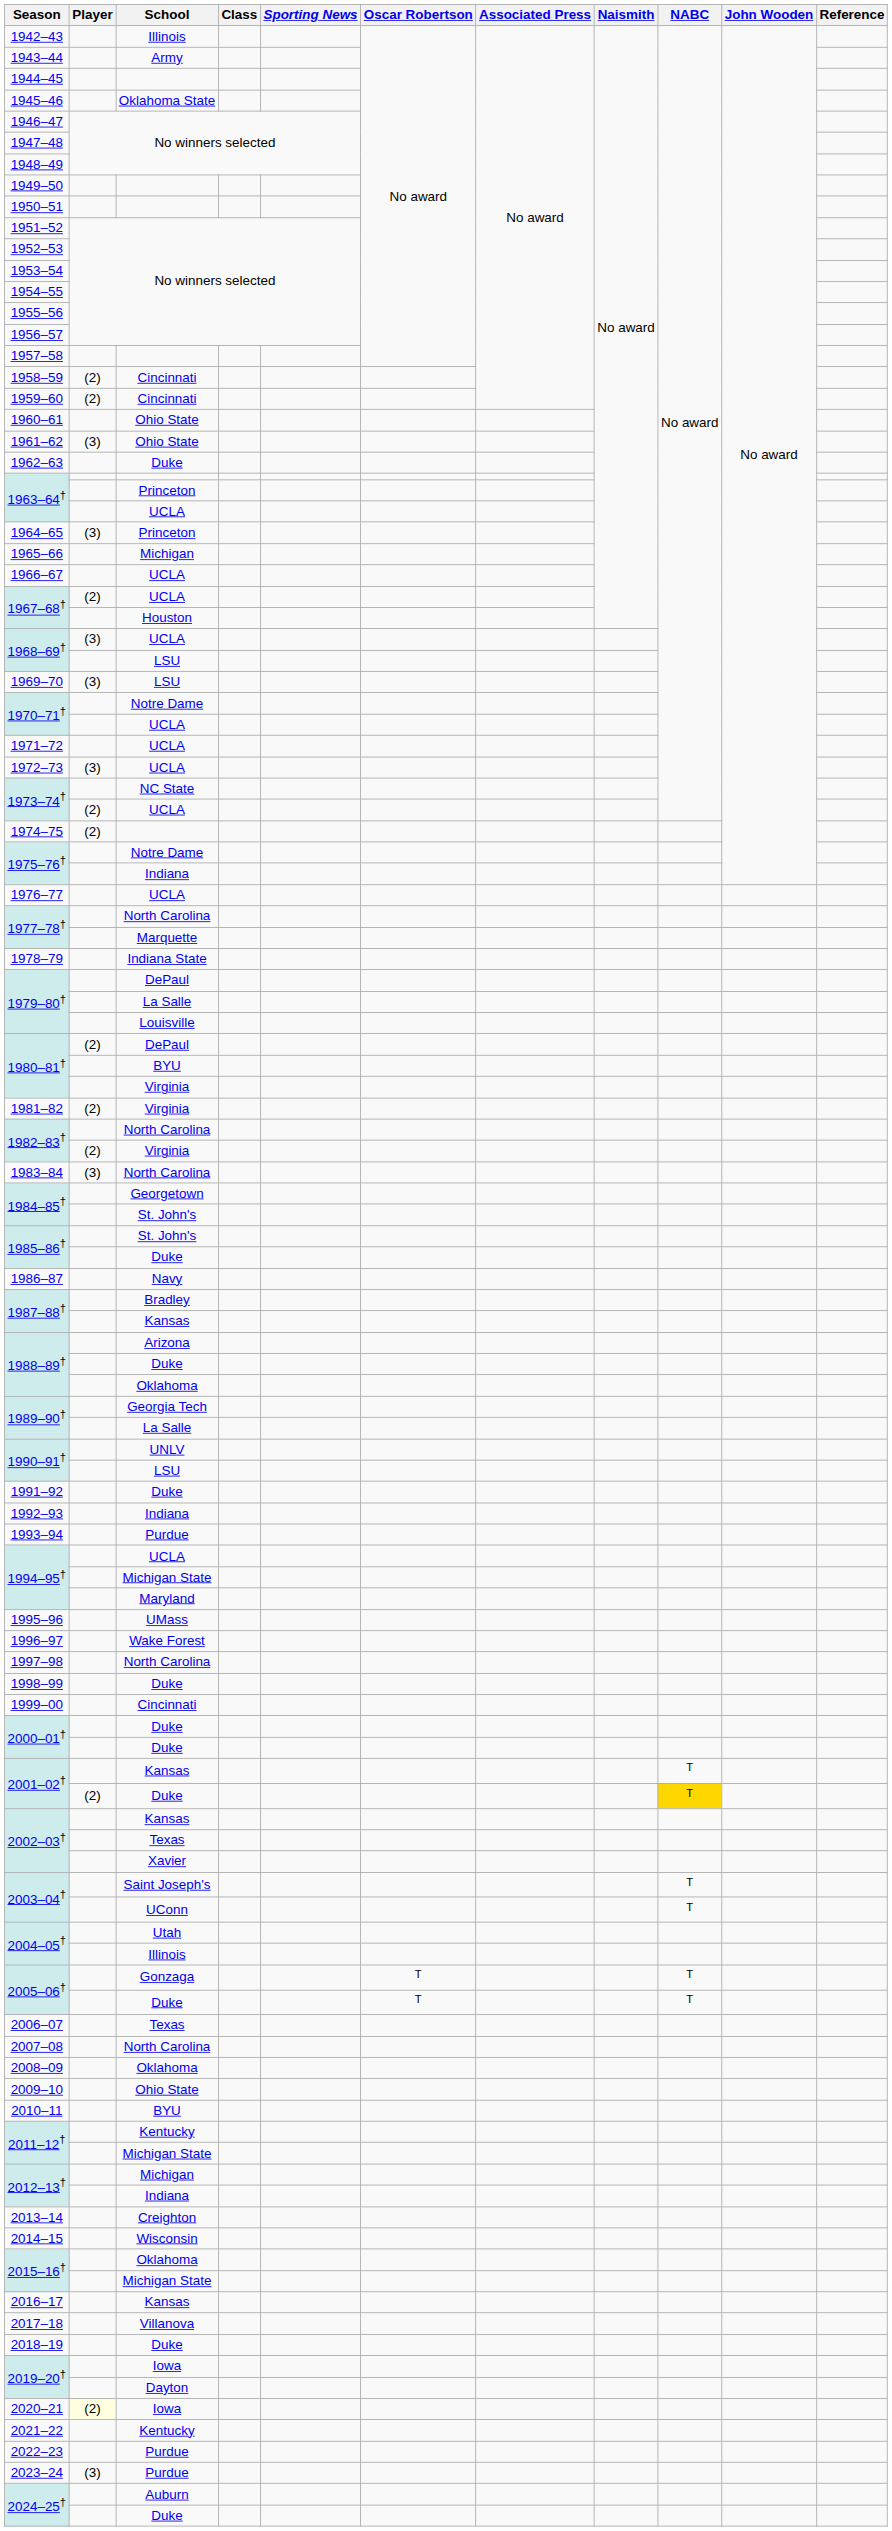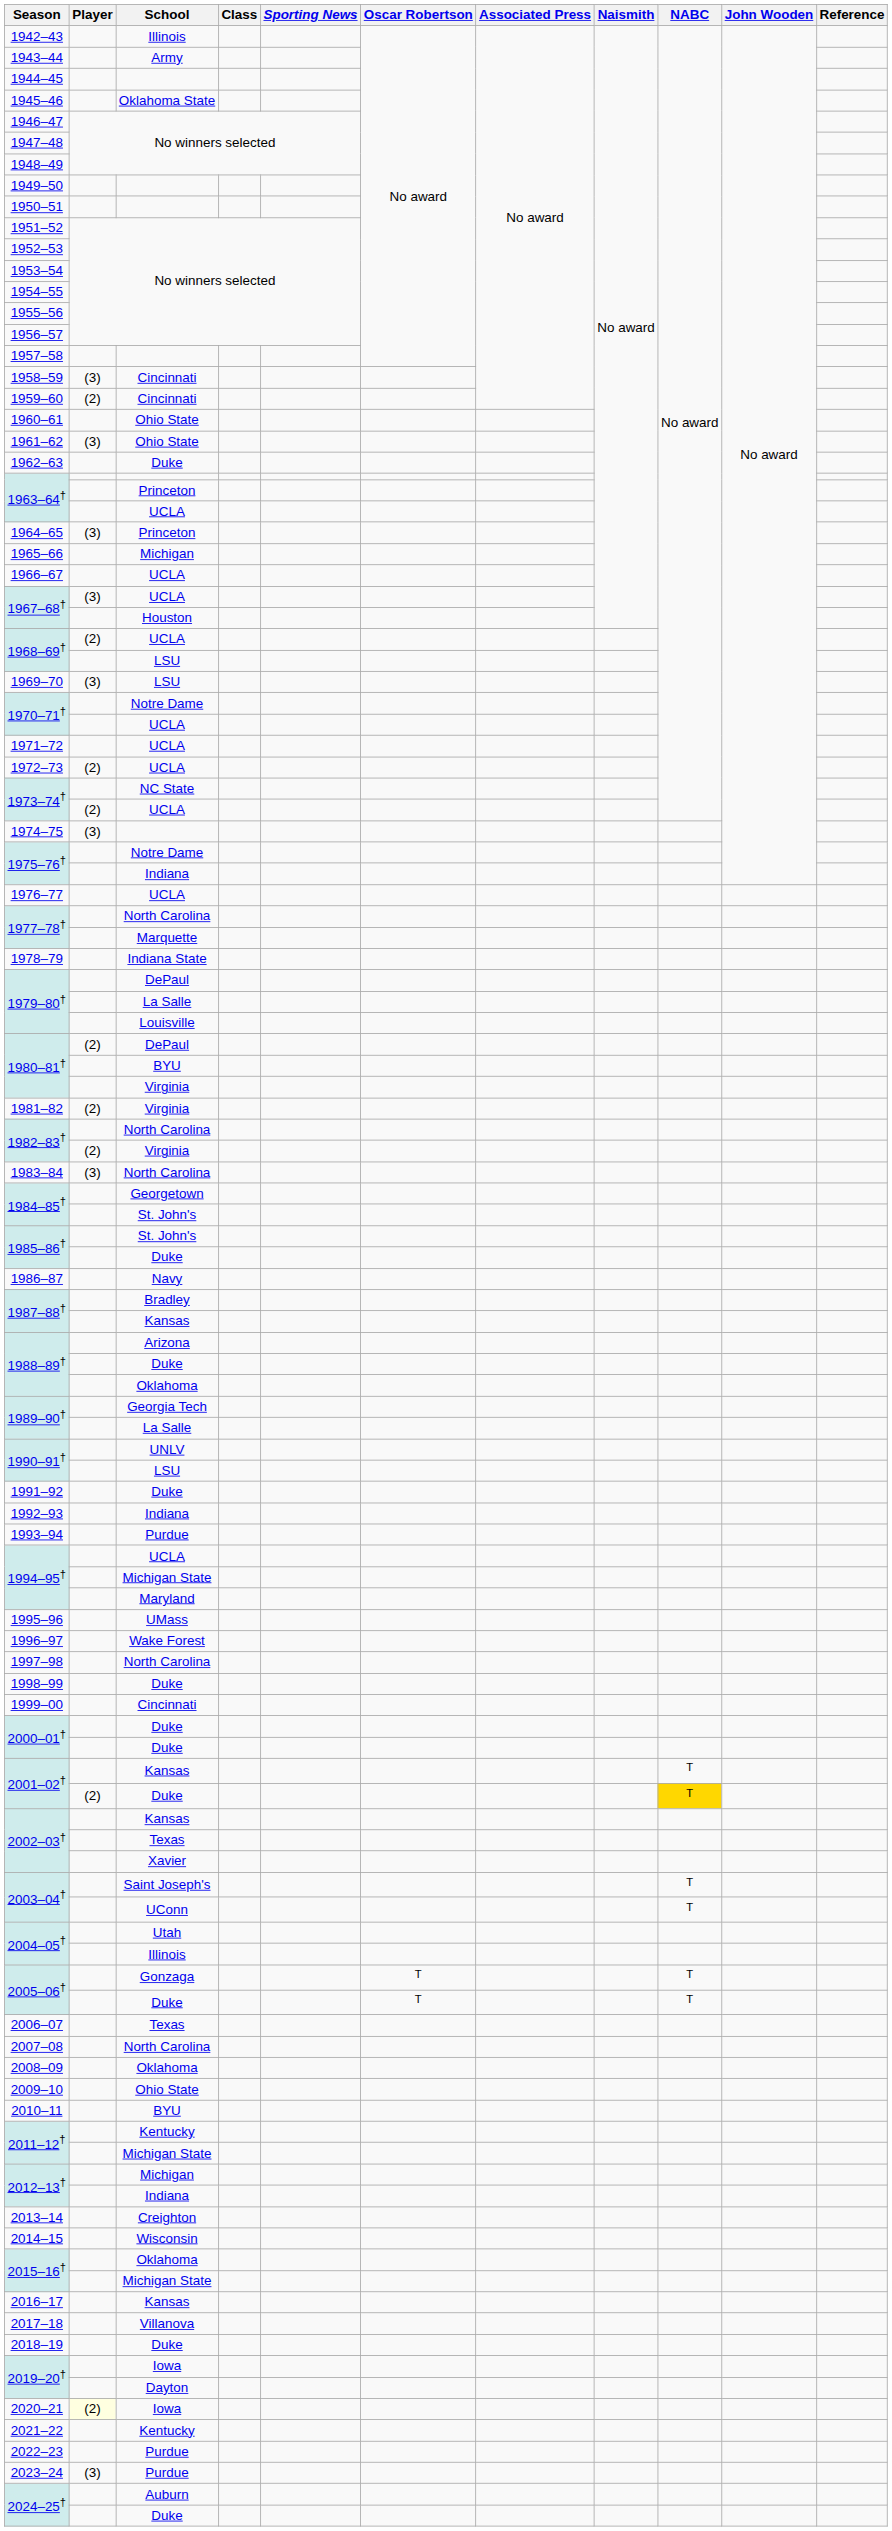(92, 377) (2) -> (92, 377) (3)
(92, 596) (2) -> (92, 596) (3)
(92, 639) (3) -> (92, 639) (2)
(92, 767) (3) -> (92, 767) (2)
(92, 831) (2) -> (92, 831) (3)
